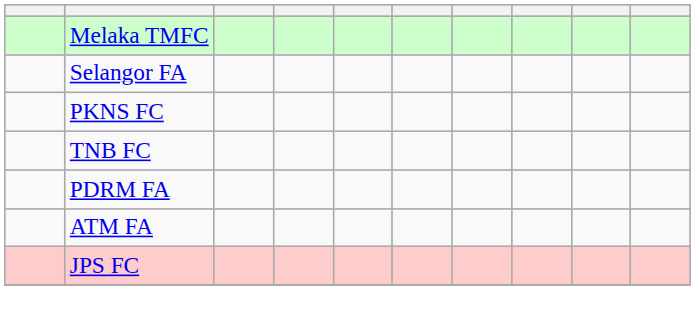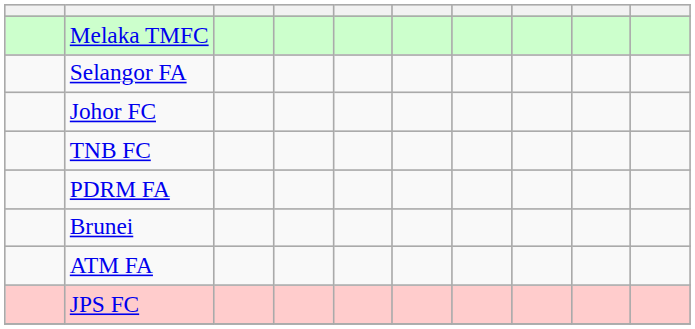+ row: (113, 112)
- row: (117, 112)
+ row: (102, 227)
